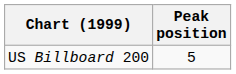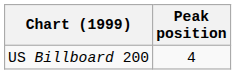(191, 57) 5 -> (191, 57) 4
